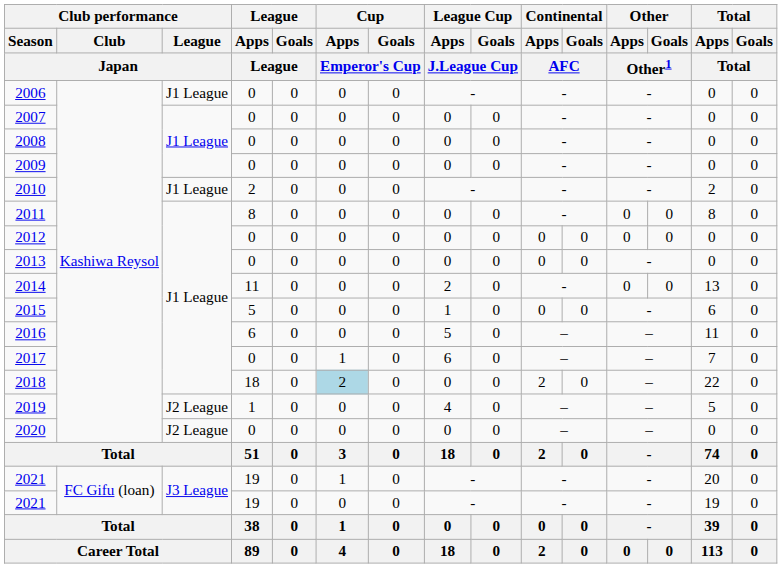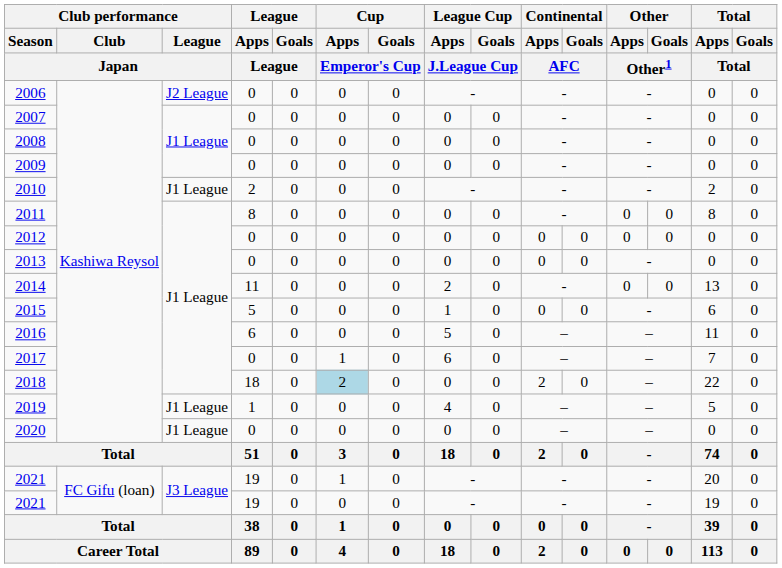(197, 92) J1 League -> (197, 92) J2 League
(197, 406) J2 League -> (197, 406) J1 League
(197, 430) J2 League -> (197, 430) J1 League
